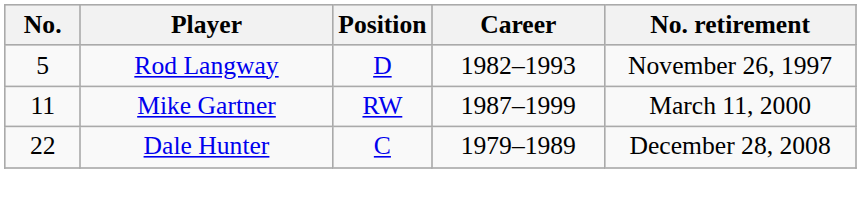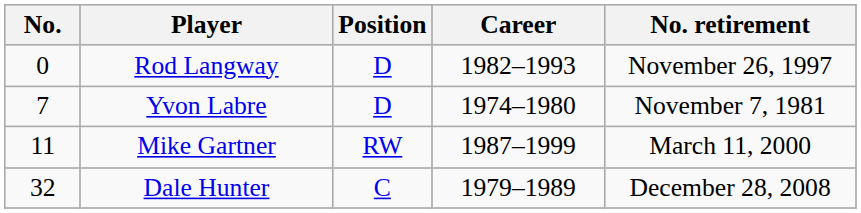(43, 65) 5 -> (43, 65) 0
+ row: (206, 106)
(43, 146) 22 -> (43, 187) 32
